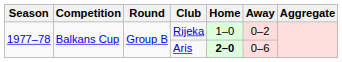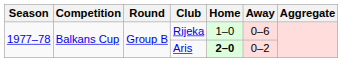(260, 31) 0–2 -> (260, 31) 0–6
(260, 48) 0–6 -> (260, 48) 0–2
